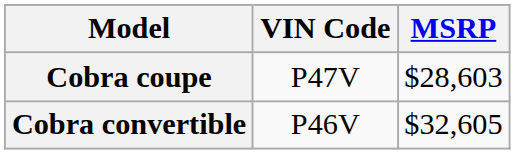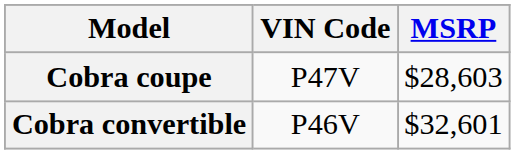(453, 124) $32,605 -> (453, 124) $32,601
